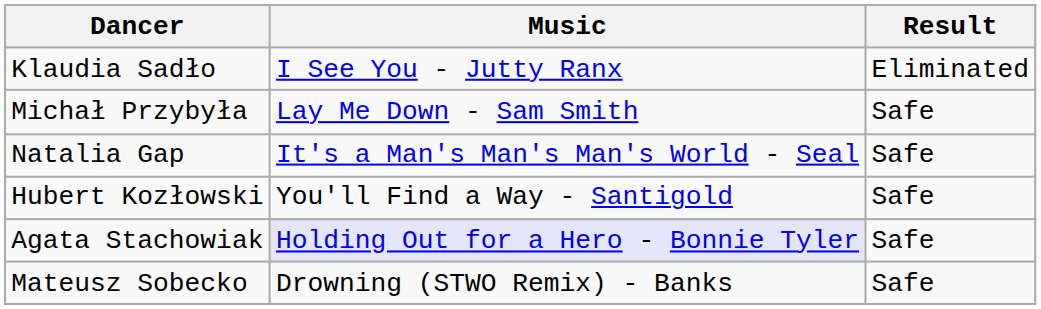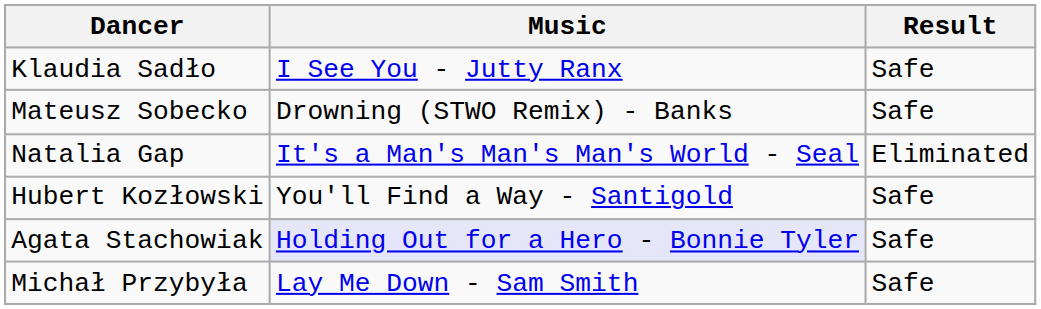(950, 69) Eliminated -> (903, 69) Safe
rows swapped: (129, 112) <-> (129, 283)
(903, 155) Safe -> (950, 155) Eliminated
